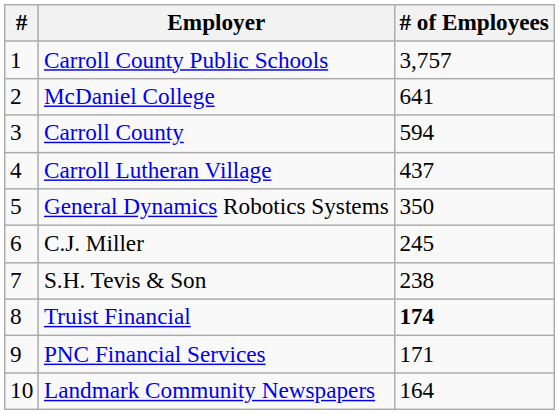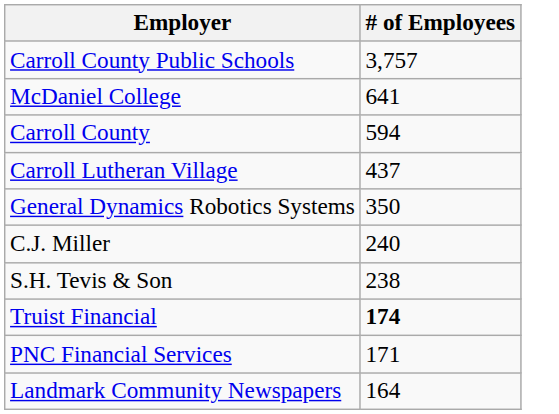- column: (22, 22)
(417, 243) 245 -> (383, 243) 240
